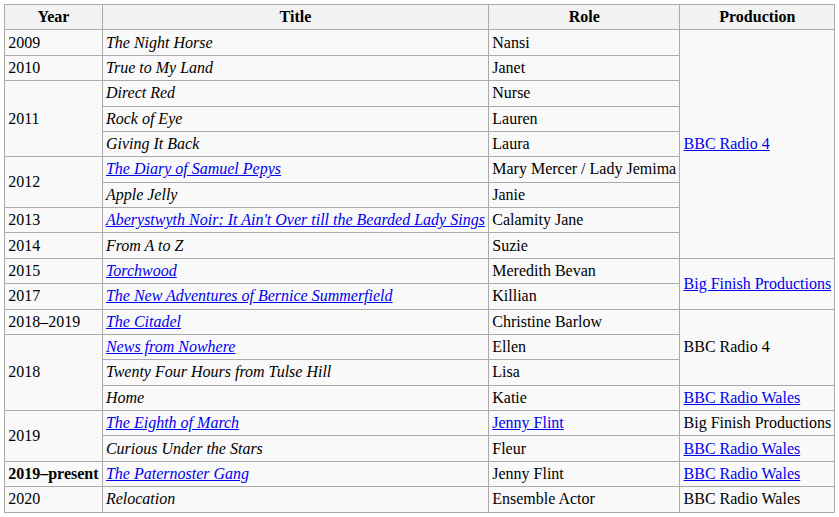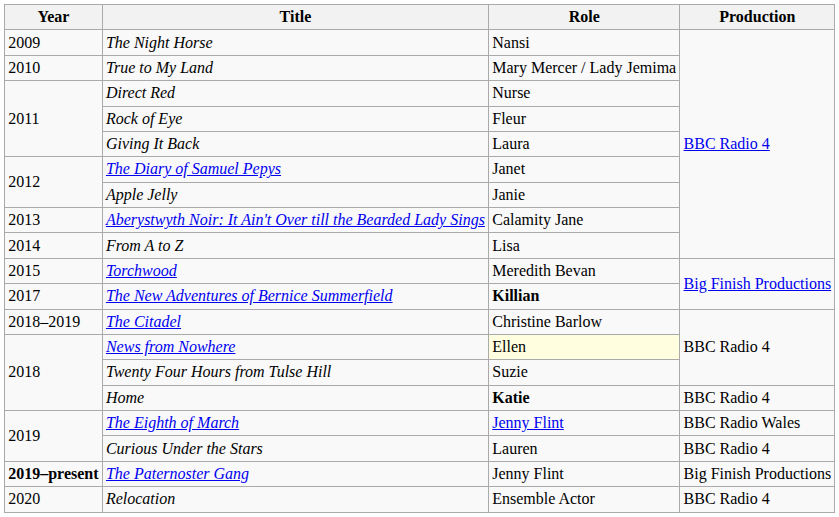(509, 67) Janet -> (584, 67) Mary Mercer / Lady Jemima
(515, 118) Lauren -> (509, 118) Fleur
(584, 169) Mary Mercer / Lady Jemima -> (509, 169) Janet
(510, 245) Suzie -> (506, 245) Lisa
(514, 296) normal -> (516, 296) bold
(509, 347) no background -> (509, 347) lightyellow background
(506, 372) Lisa -> (510, 372) Suzie
(510, 397) normal -> (511, 397) bold
(742, 397) BBC Radio Wales -> (727, 397) BBC Radio 4
(757, 423) Big Finish Productions -> (742, 423) BBC Radio Wales
(509, 448) Fleur -> (515, 448) Lauren
(742, 448) BBC Radio Wales -> (727, 448) BBC Radio 4
(742, 473) BBC Radio Wales -> (757, 473) Big Finish Productions
(742, 499) BBC Radio Wales -> (727, 499) BBC Radio 4
